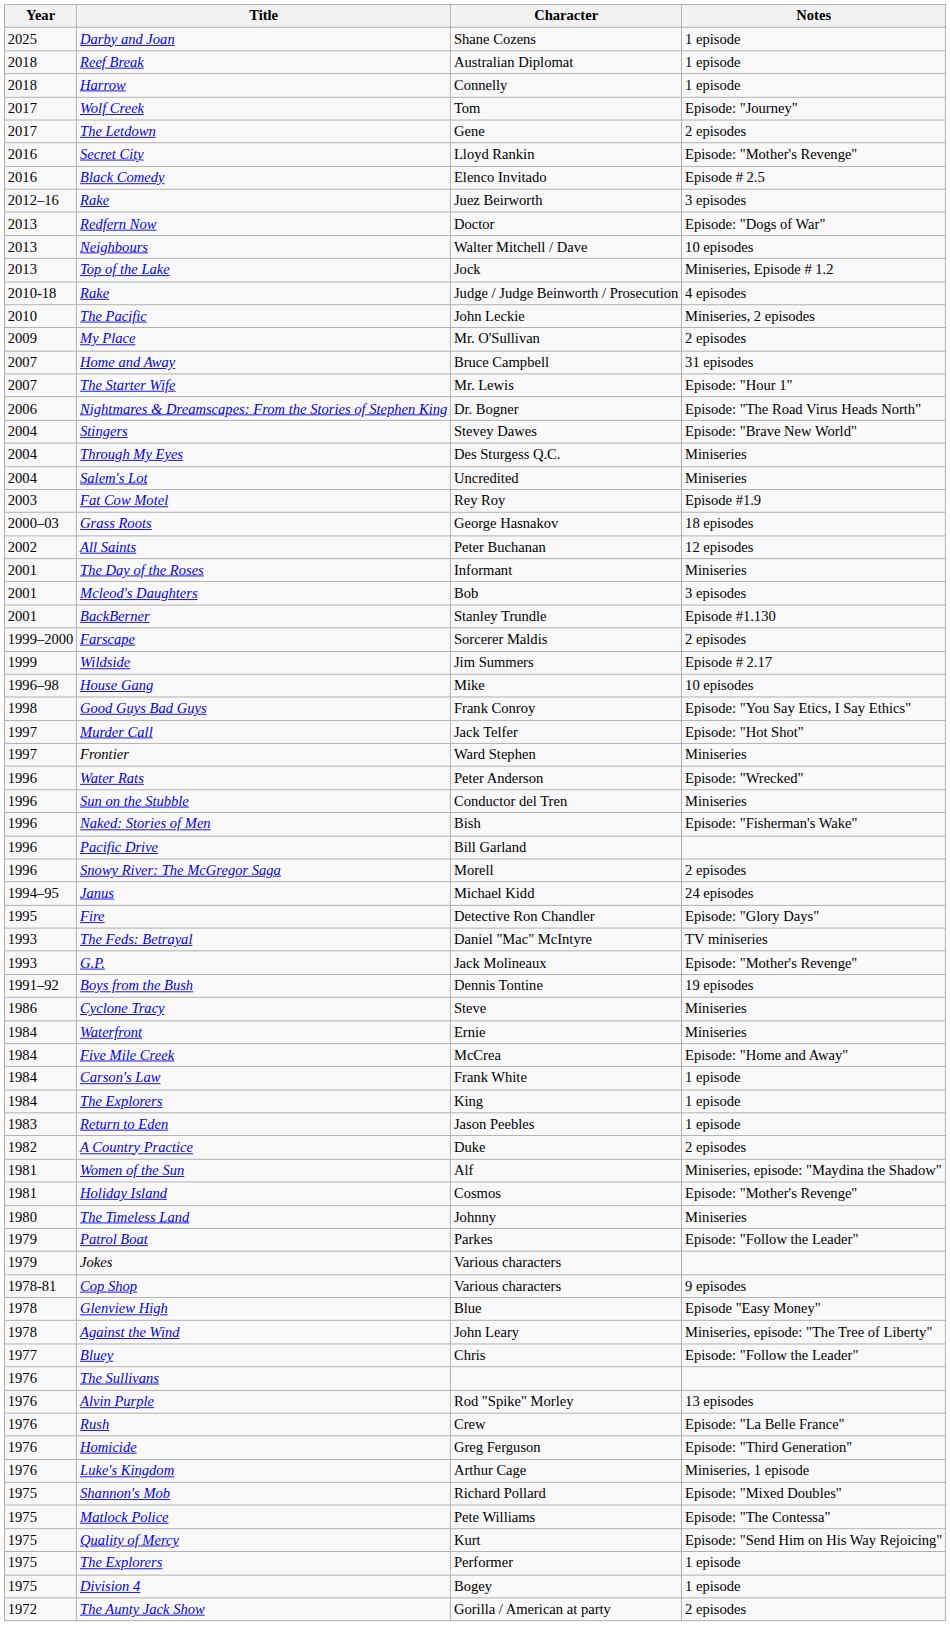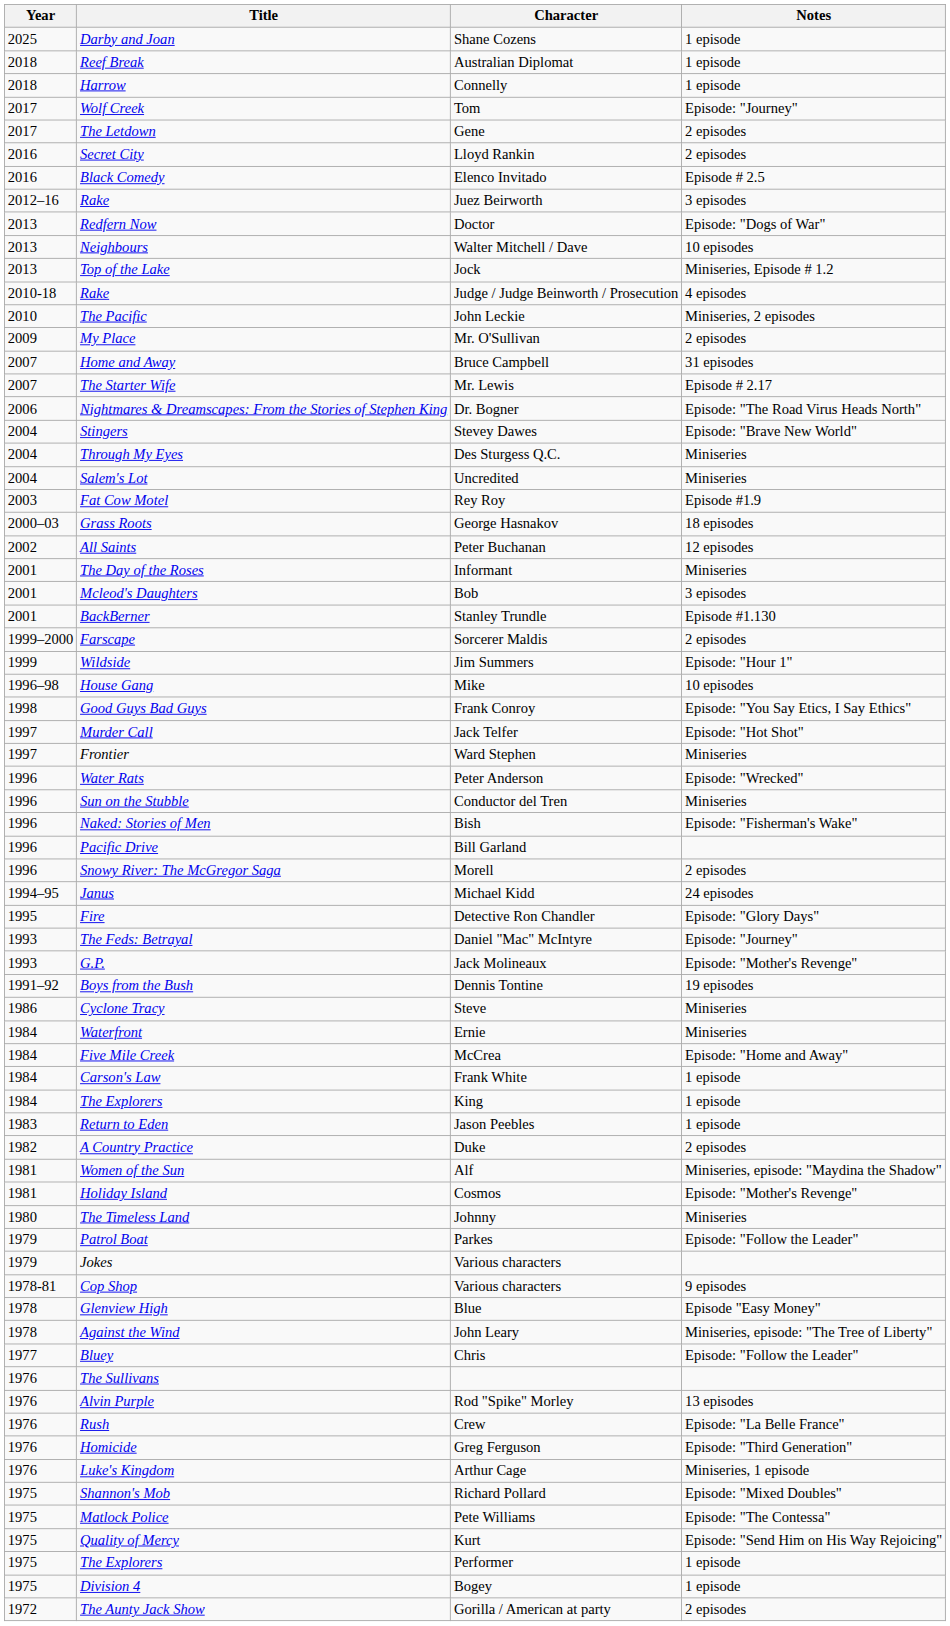(771, 154) Episode: "Mother's Revenge" -> (716, 154) 2 episodes
(739, 385) Episode: "Hour 1" -> (729, 385) Episode # 2.17
(729, 662) Episode # 2.17 -> (739, 662) Episode: "Hour 1"
(726, 939) TV miniseries -> (741, 939) Episode: "Journey"
